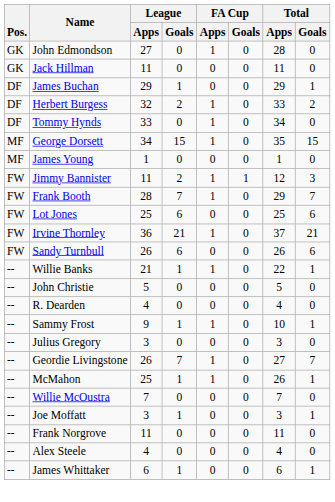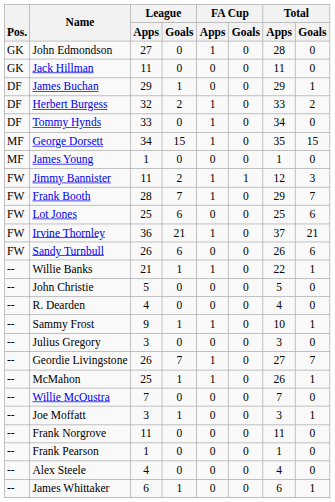+ row: (66, 452)
